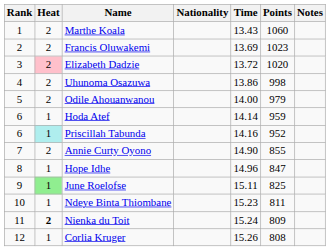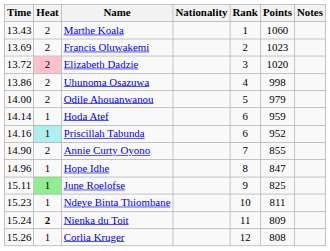columns swapped: (20, 13) <-> (246, 13)
